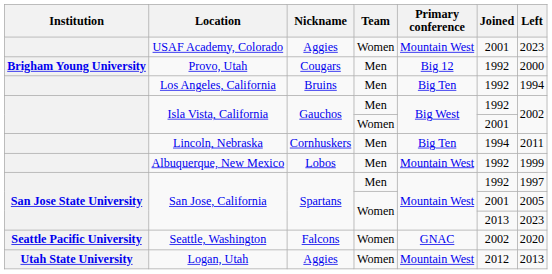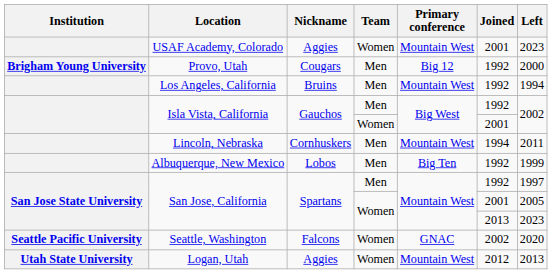(437, 85) Big Ten -> (437, 85) Mountain West
(437, 143) Big Ten -> (437, 143) Mountain West
(437, 162) Mountain West -> (437, 162) Big Ten
